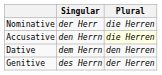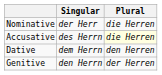(80, 37) den Herrn -> (80, 37) des Herrn
(80, 63) des Herrn -> (80, 63) den Herrn
